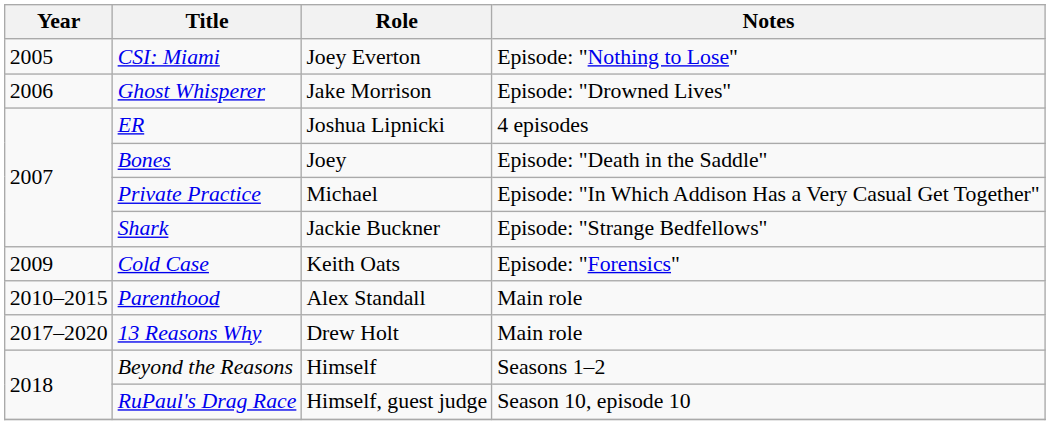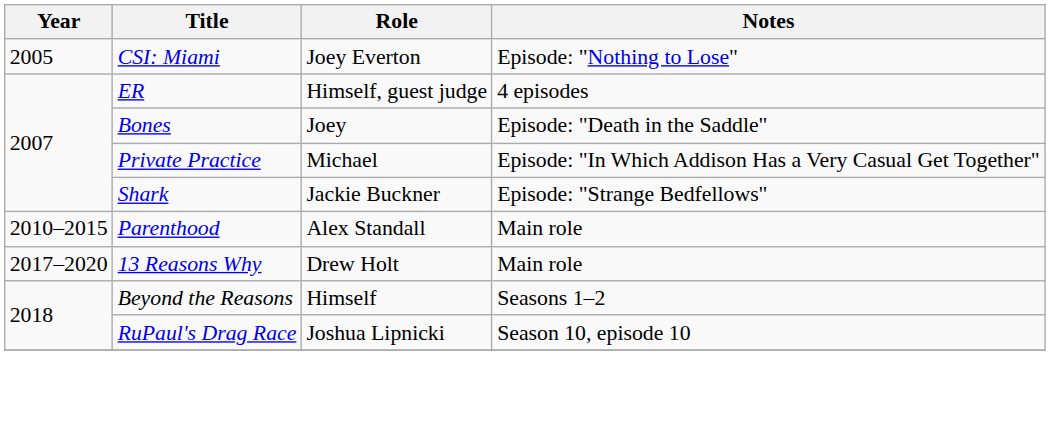- row: (191, 90)
(376, 125) Joshua Lipnicki -> (397, 90) Himself, guest judge
- row: (163, 263)
(397, 401) Himself, guest judge -> (376, 332) Joshua Lipnicki
